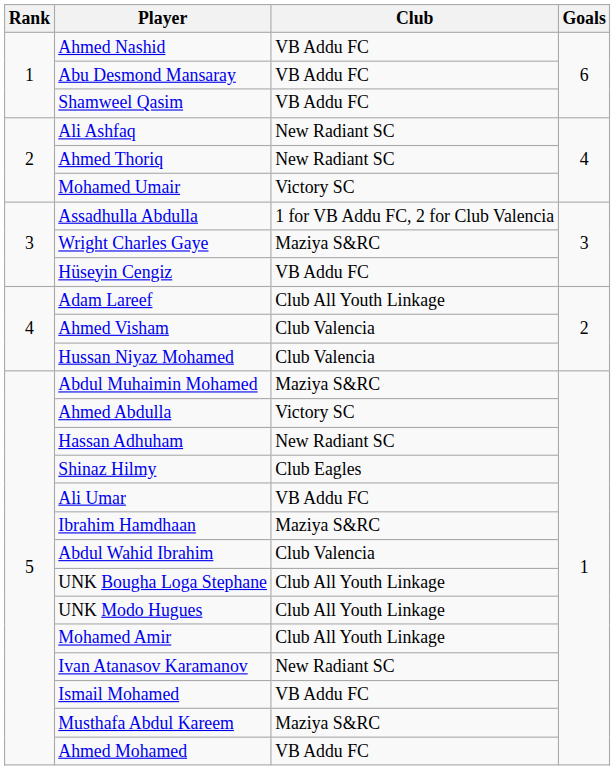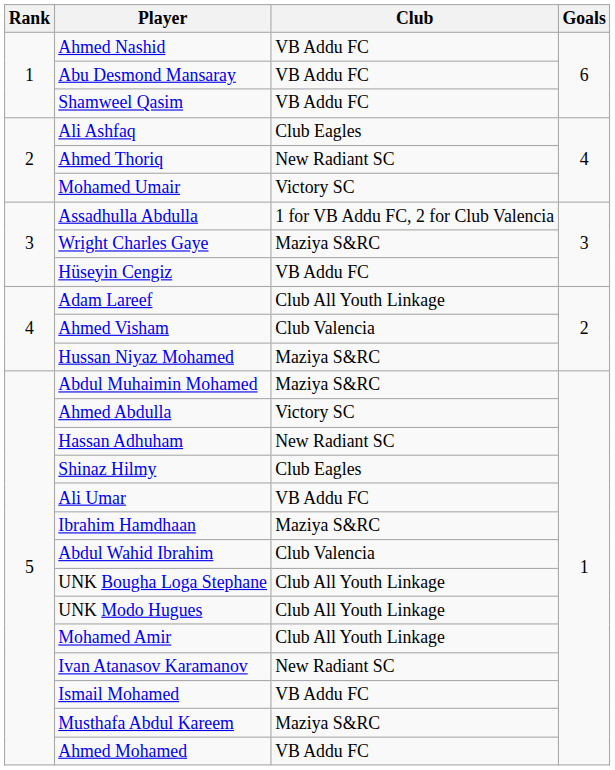(335, 131) New Radiant SC -> (318, 131) Club Eagles
(325, 356) Club Valencia -> (328, 356) Maziya S&RC
